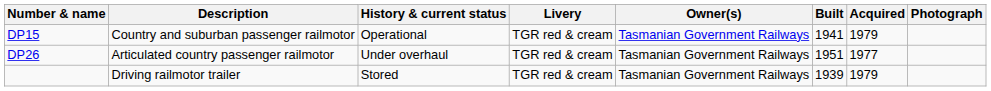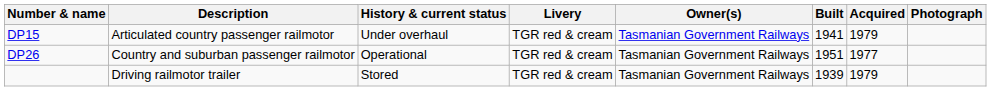(233, 34) Country and suburban passenger railmotor -> (223, 34) Articulated country passenger railmotor
(394, 34) Operational -> (404, 34) Under overhaul
(223, 55) Articulated country passenger railmotor -> (233, 55) Country and suburban passenger railmotor
(404, 55) Under overhaul -> (394, 55) Operational
